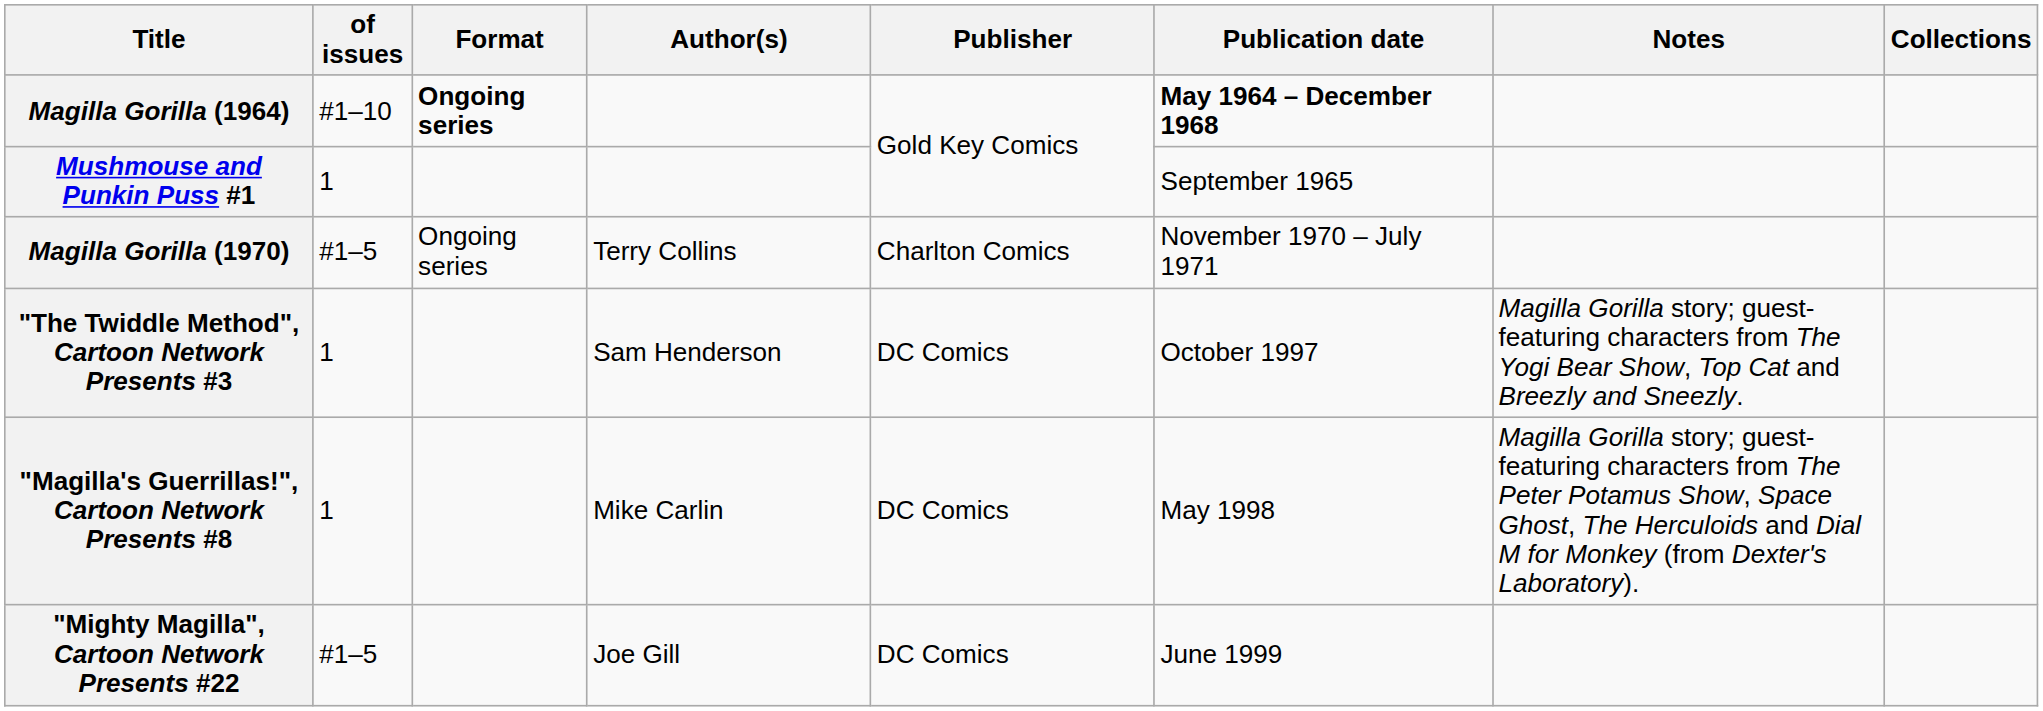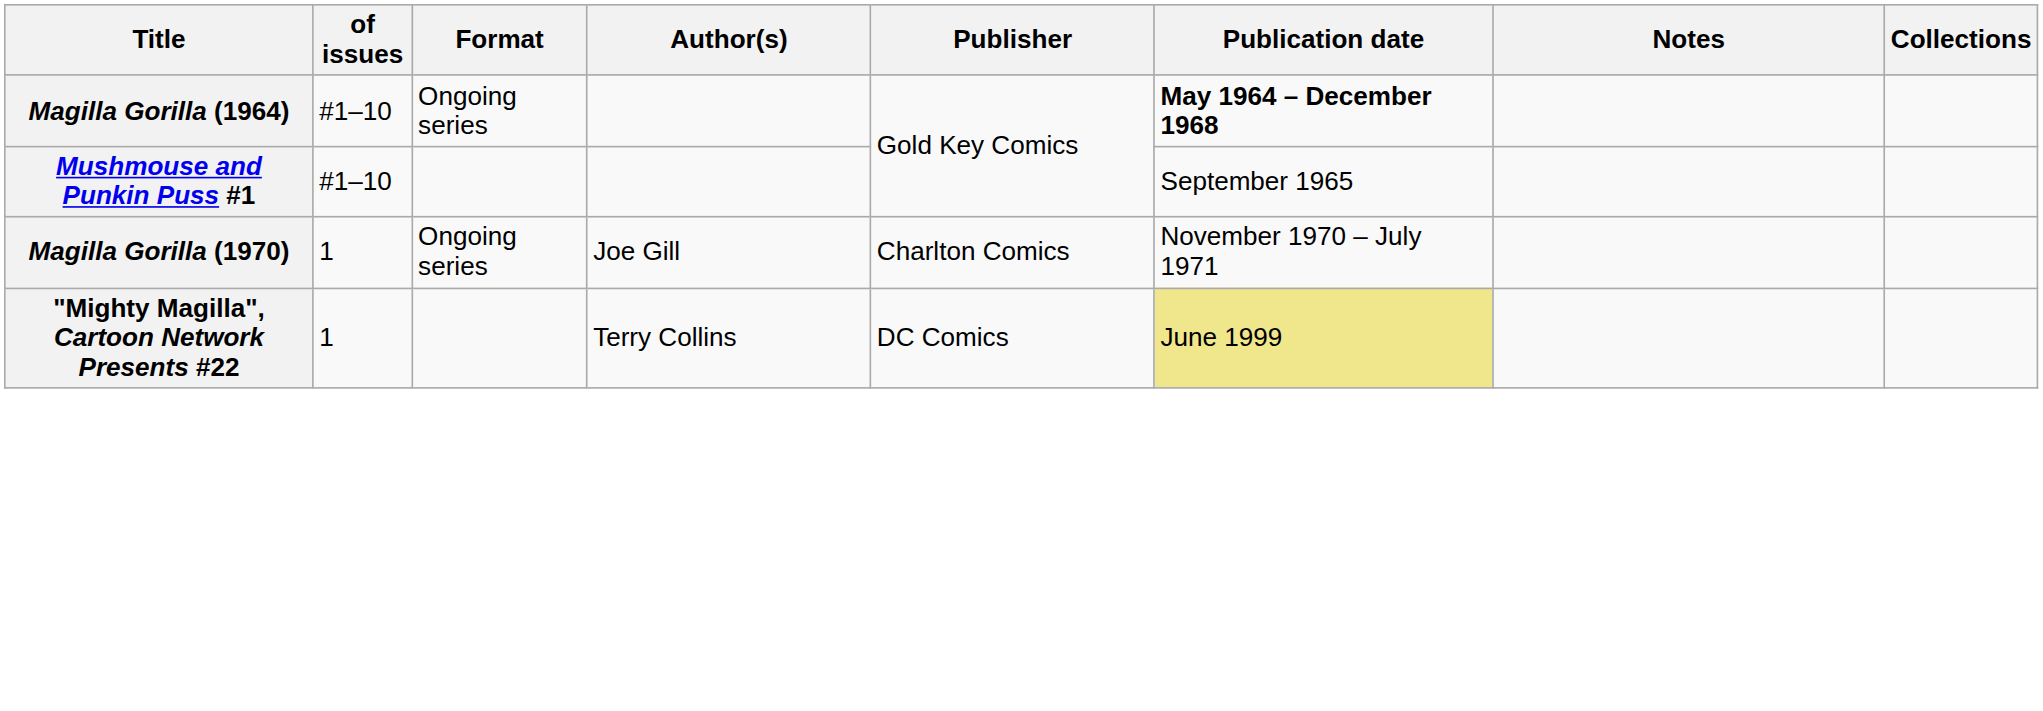(472, 110) bold -> (467, 110) normal
(326, 181) 1 -> (355, 181) #1–10
(348, 251) #1–5 -> (326, 251) 1
(665, 251) Terry Collins -> (637, 251) Joe Gill
- row: (159, 351)
- row: (159, 510)
(348, 654) #1–5 -> (326, 337) 1
(637, 654) Joe Gill -> (665, 337) Terry Collins
(1221, 654) no background -> (1221, 337) khaki background
